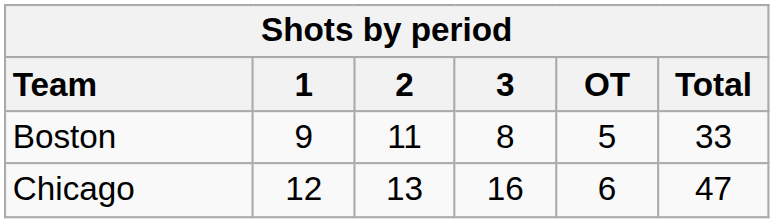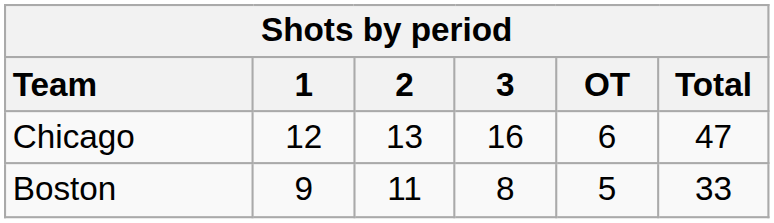rows swapped: (74, 189) <-> (65, 136)
